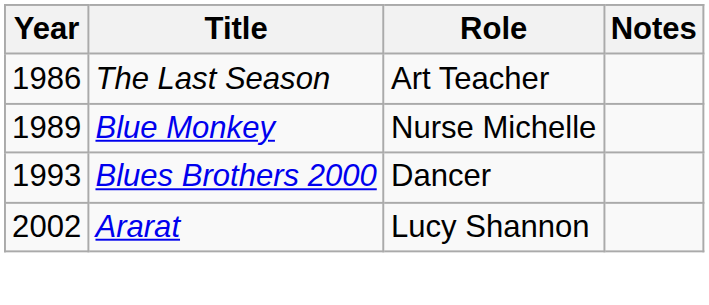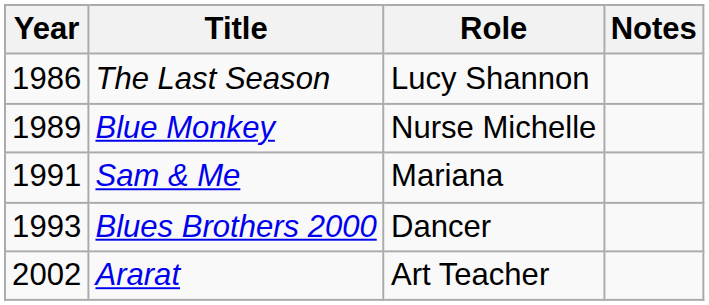(470, 78) Art Teacher -> (490, 78) Lucy Shannon
+ row: (168, 176)
(490, 226) Lucy Shannon -> (470, 275) Art Teacher
